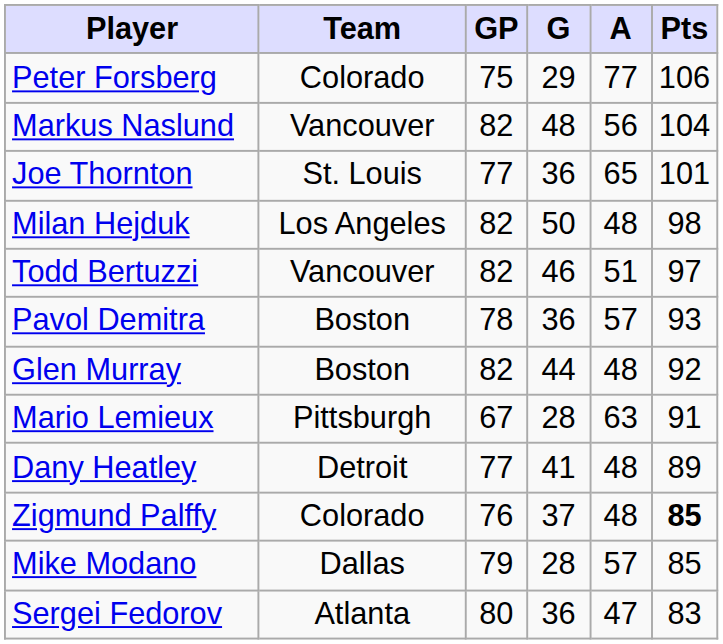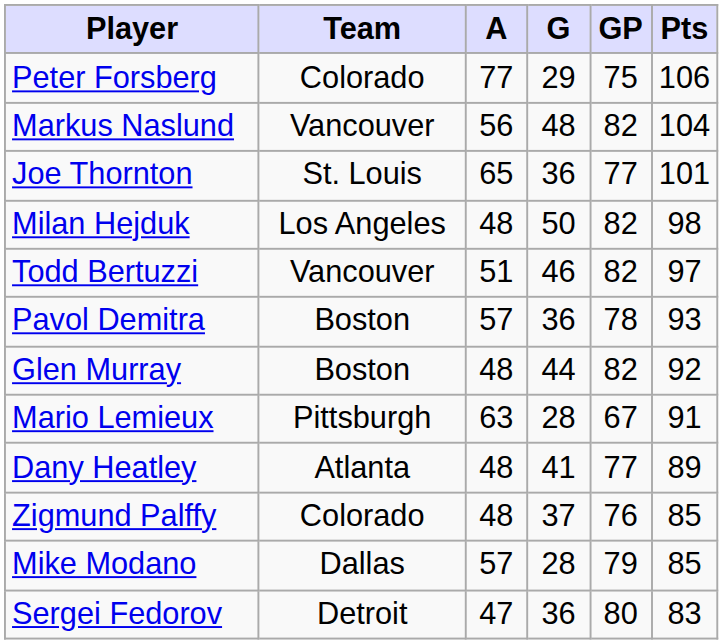columns swapped: (496, 28) <-> (621, 28)
(362, 467) Detroit -> (362, 467) Atlanta
(684, 516) bold -> (684, 516) normal
(362, 613) Atlanta -> (362, 613) Detroit
